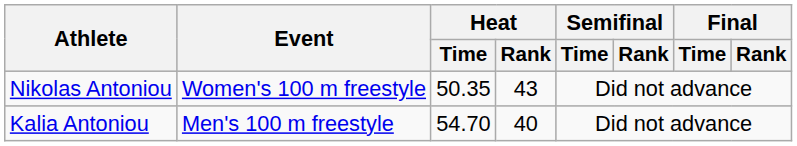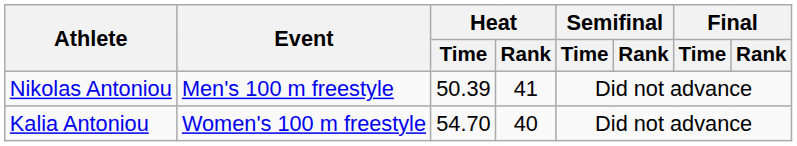(304, 89) Women's 100 m freestyle -> (288, 89) Men's 100 m freestyle
(463, 89) 50.35 -> (463, 89) 50.39
(526, 89) 43 -> (526, 89) 41
(288, 123) Men's 100 m freestyle -> (304, 123) Women's 100 m freestyle
